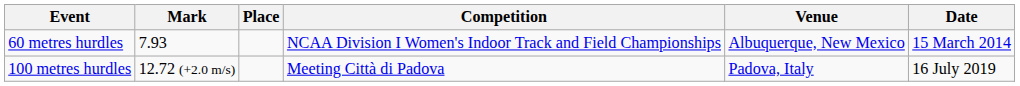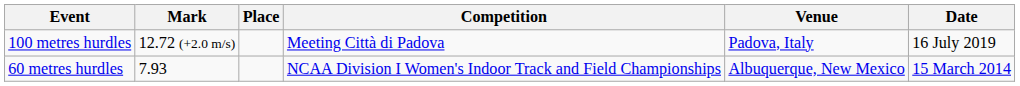rows swapped: (66, 42) <-> (70, 68)
